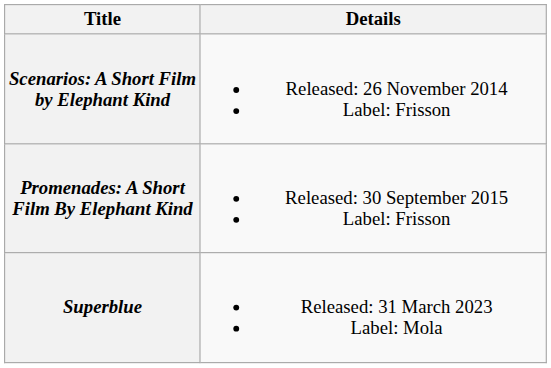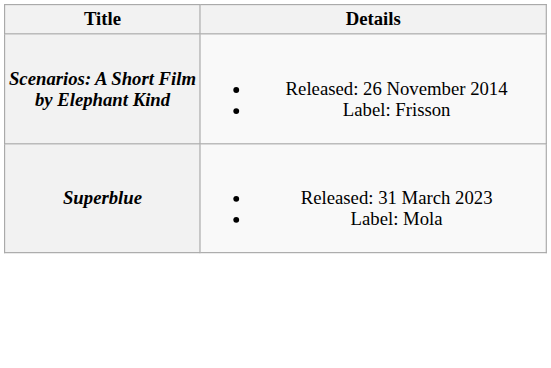- row: (102, 198)
